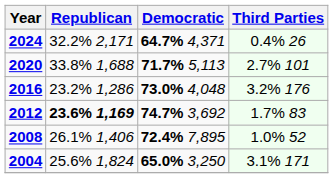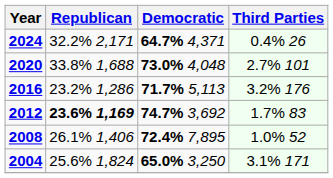(183, 65) 71.7% 5,113 -> (183, 65) 73.0% 4,048
(183, 89) 73.0% 4,048 -> (183, 89) 71.7% 5,113
